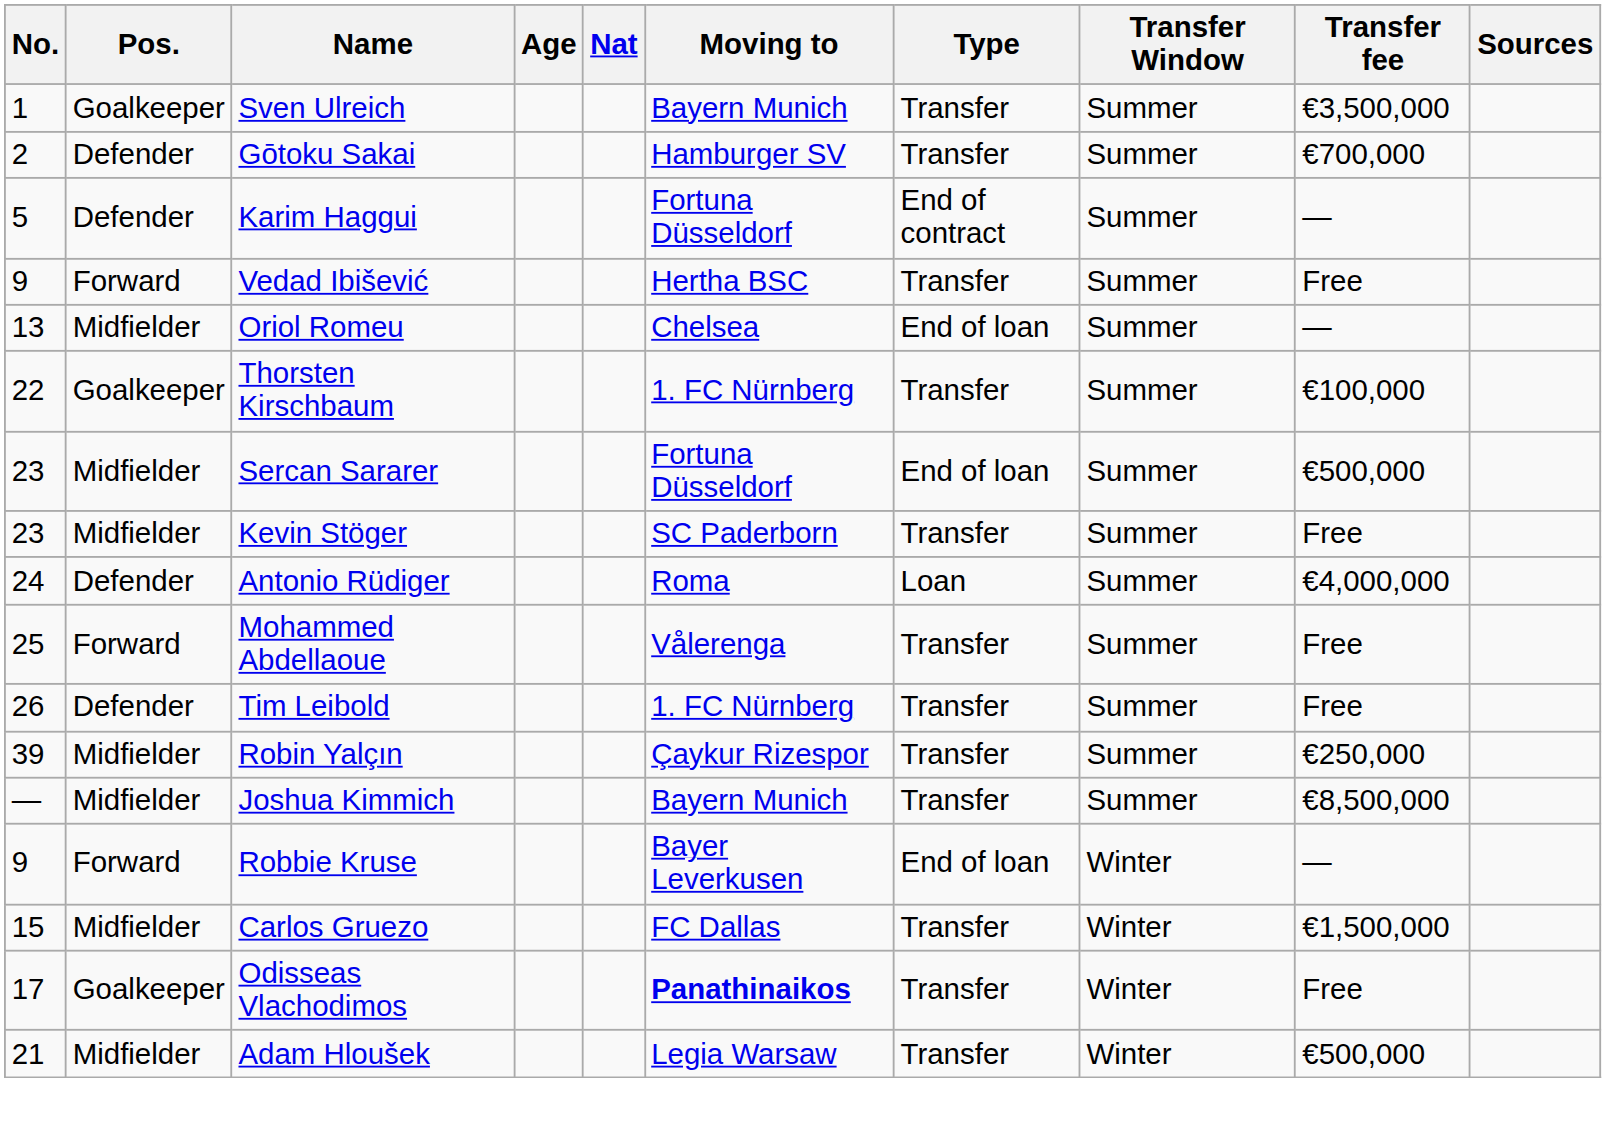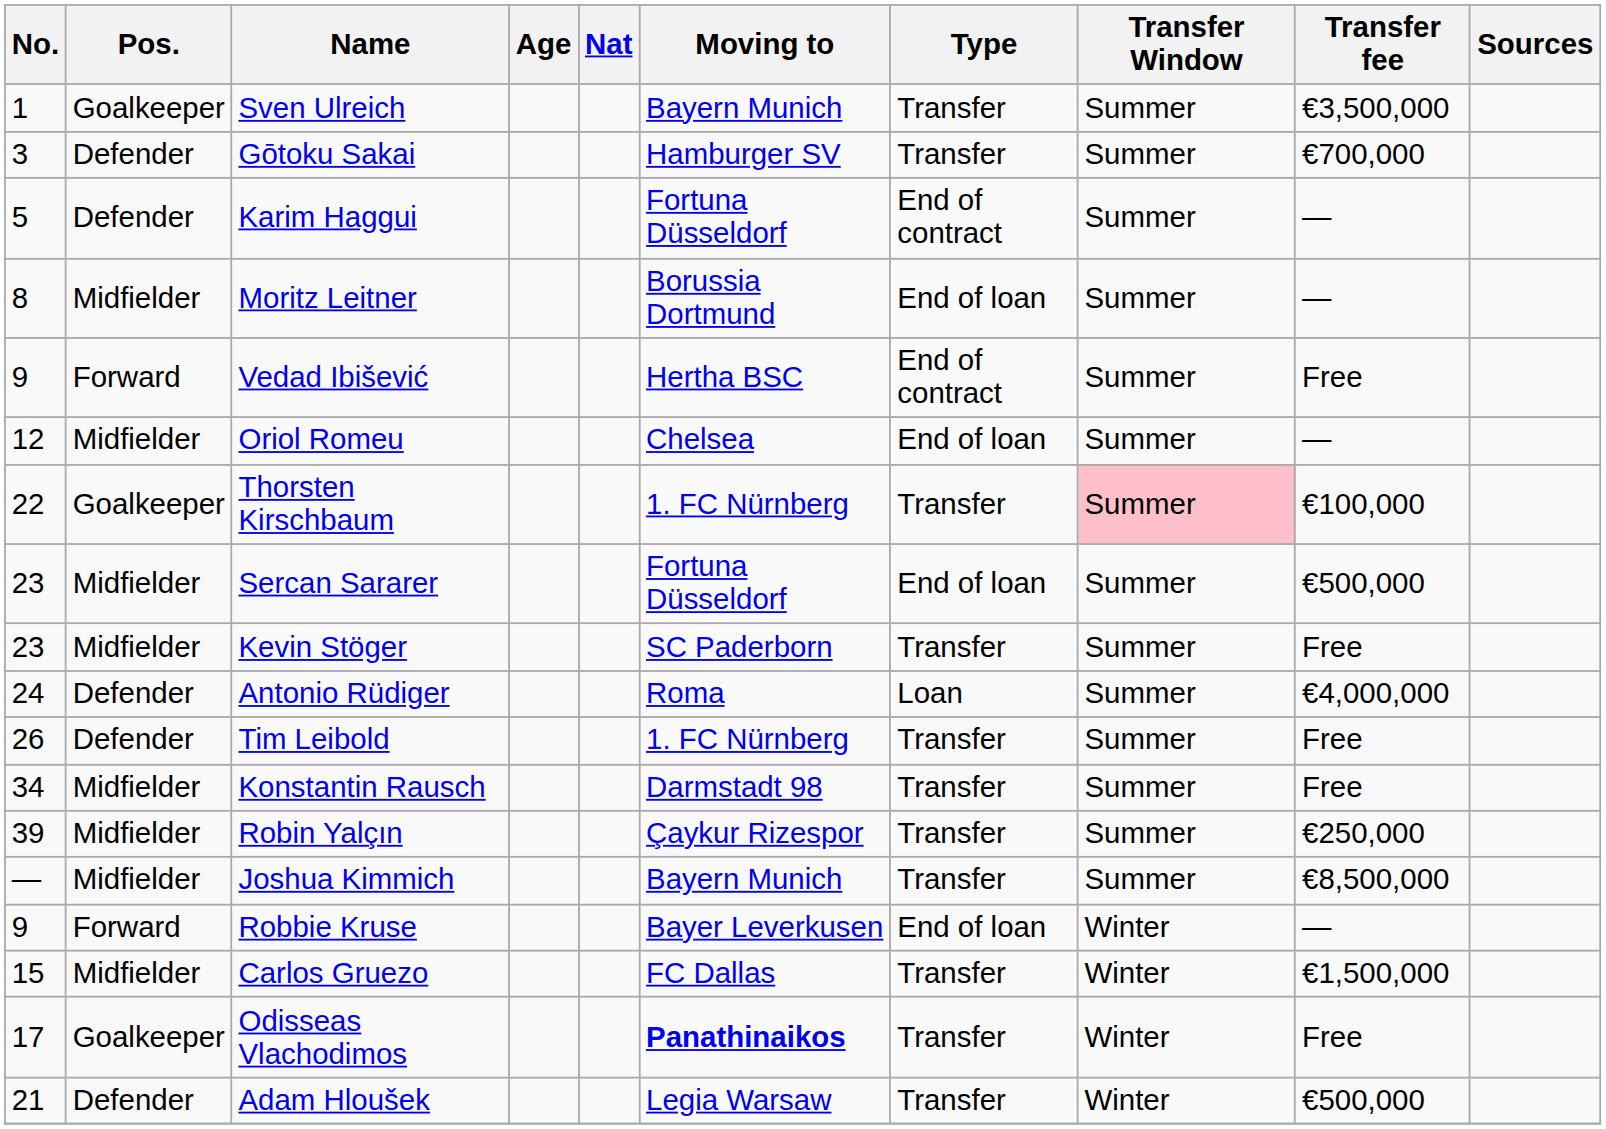(20, 154) 2 -> (20, 154) 3
+ row: (328, 297)
(955, 280) Transfer -> (950, 377) End of contract
(28, 327) 13 -> (28, 440) 12
(1142, 390) no background -> (1140, 503) pink background
- row: (316, 643)
+ row: (362, 786)
(137, 1053) Midfielder -> (133, 1100) Defender
